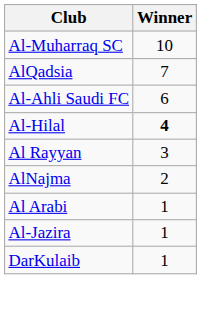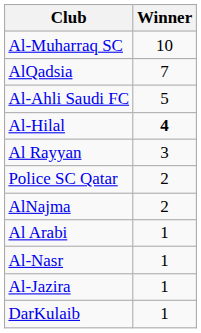(165, 98) 6 -> (165, 98) 5
+ row: (63, 179)
+ row: (36, 260)
